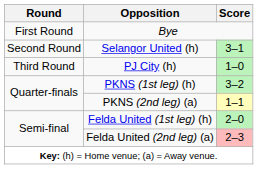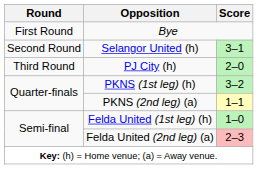(235, 66) 1–0 -> (235, 66) 2–0
(235, 119) 2–0 -> (235, 119) 1–0
